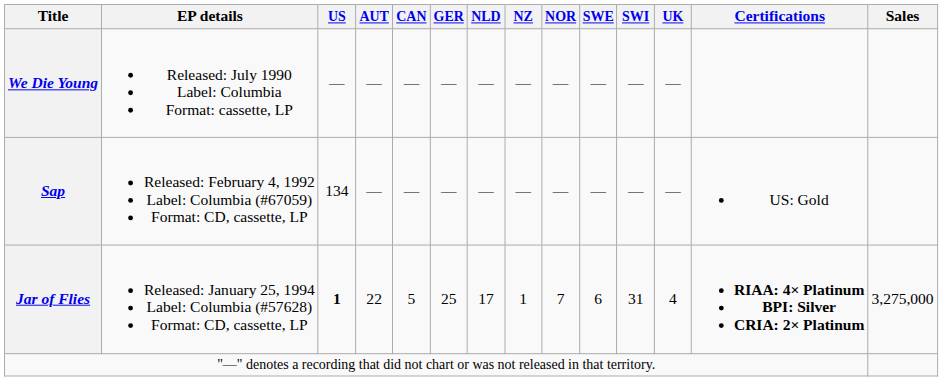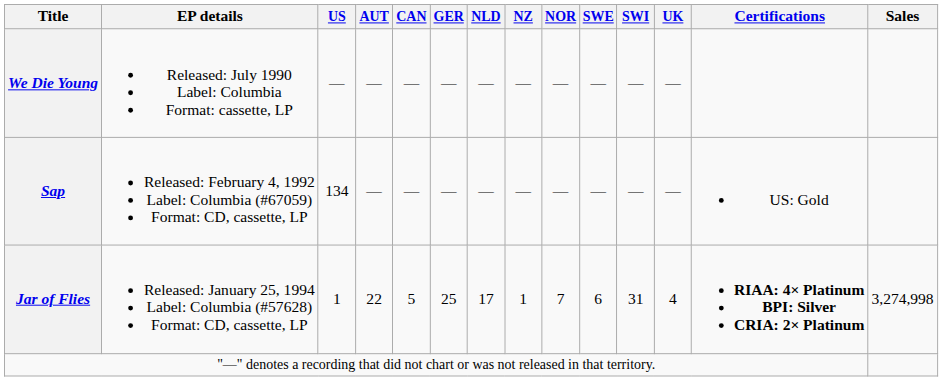(337, 299) bold -> (337, 299) normal
(903, 299) 3,275,000 -> (903, 299) 3,274,998
